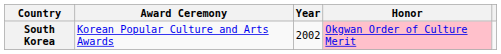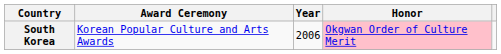(308, 35) 2002 -> (308, 35) 2006
